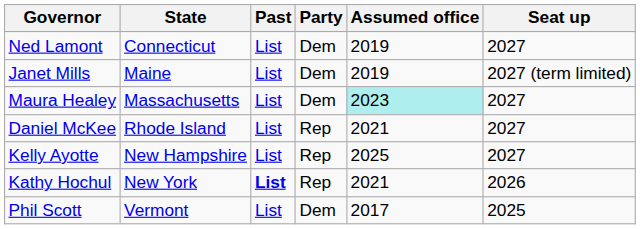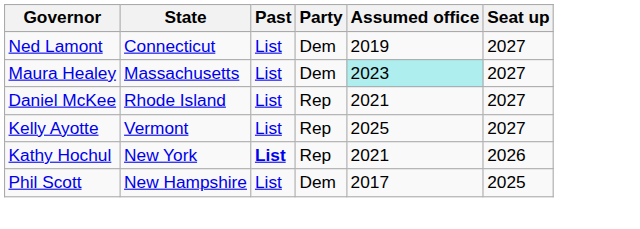- row: (49, 73)
(186, 155) New Hampshire -> (156, 127) Vermont
(156, 210) Vermont -> (186, 182) New Hampshire
